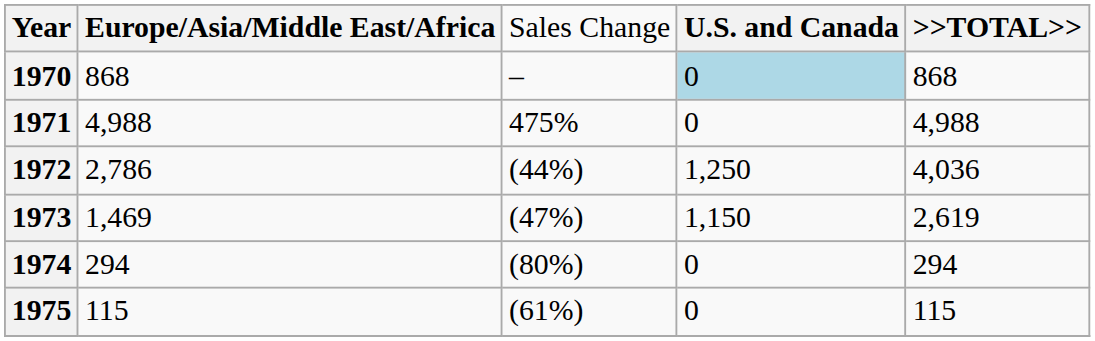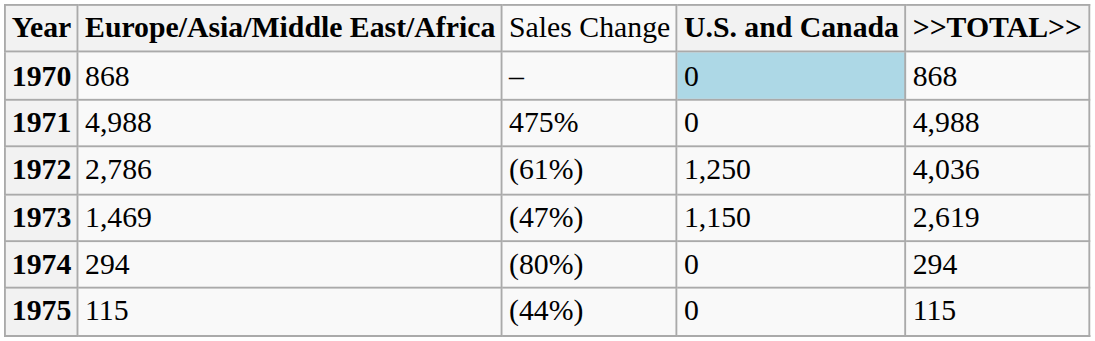(546, 169) (44%) -> (546, 169) (61%)
(546, 311) (61%) -> (546, 311) (44%)
